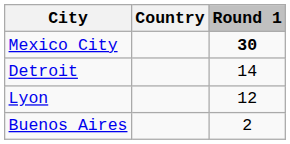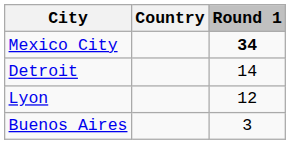(247, 45) 30 -> (247, 45) 34
(247, 126) 2 -> (247, 126) 3
